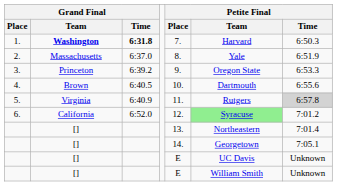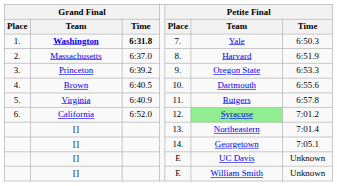(237, 41) Harvard -> (237, 41) Yale
(237, 56) Yale -> (237, 56) Harvard
(308, 100) lightgrey background -> (308, 100) no background
